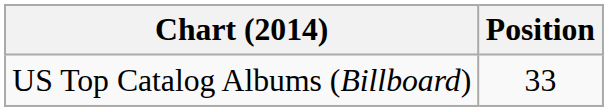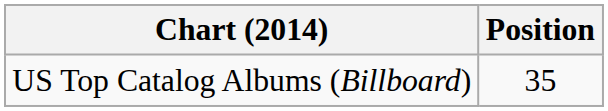(540, 79) 33 -> (540, 79) 35
